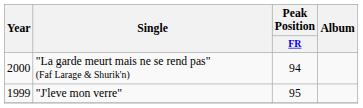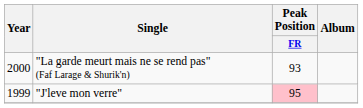(295, 68) 94 -> (295, 68) 93
(295, 93) no background -> (295, 93) pink background
